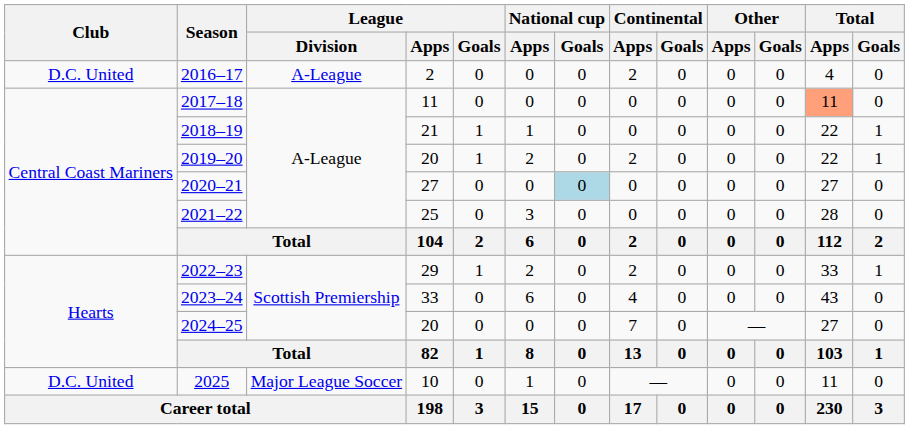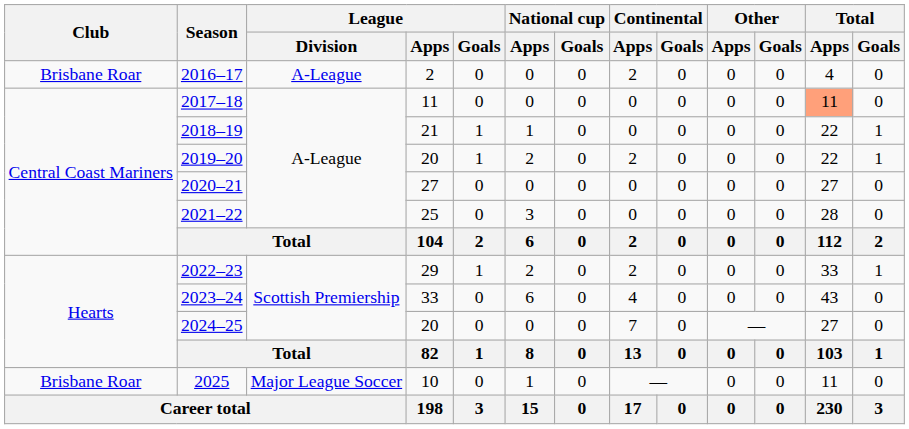(91, 74) D.C. United -> (91, 74) Brisbane Roar
(582, 185) lightblue background -> (582, 185) no background
(91, 381) D.C. United -> (91, 381) Brisbane Roar
